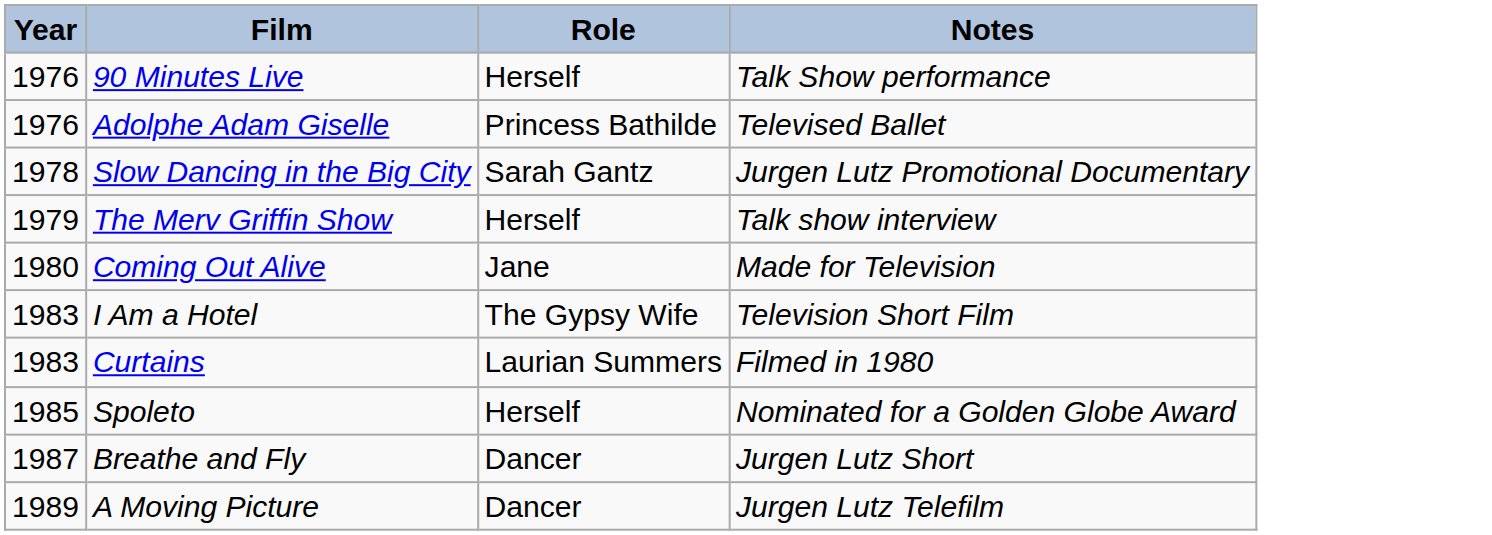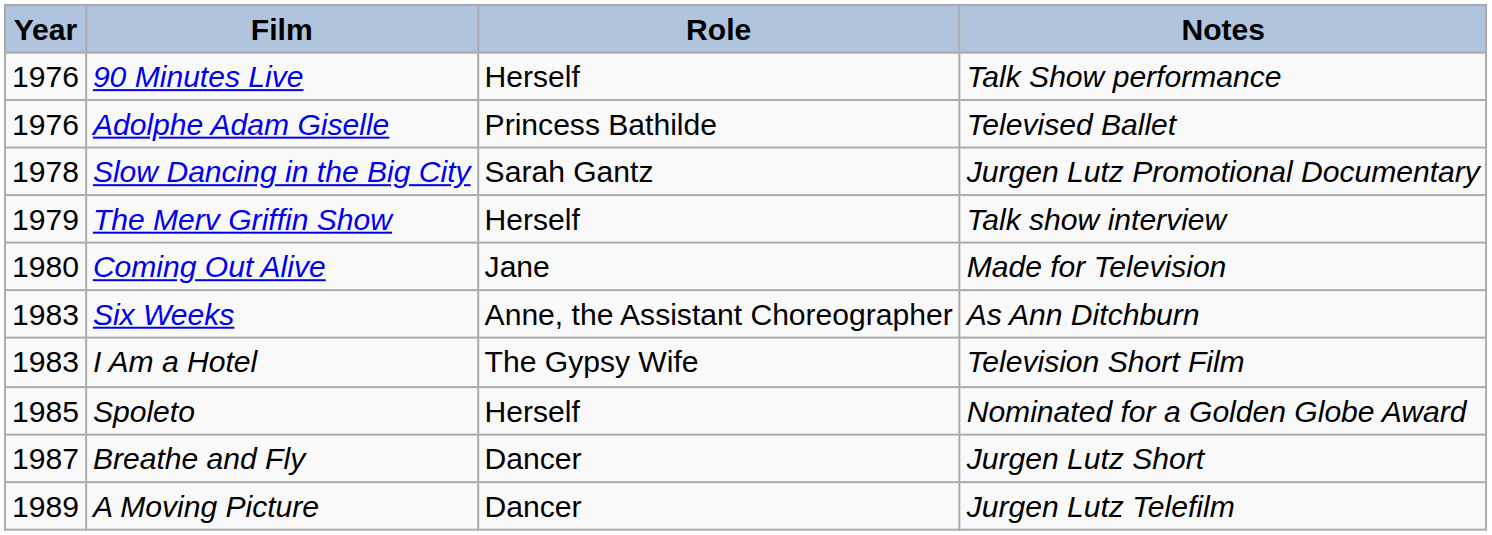+ row: (164, 315)
- row: (149, 363)
